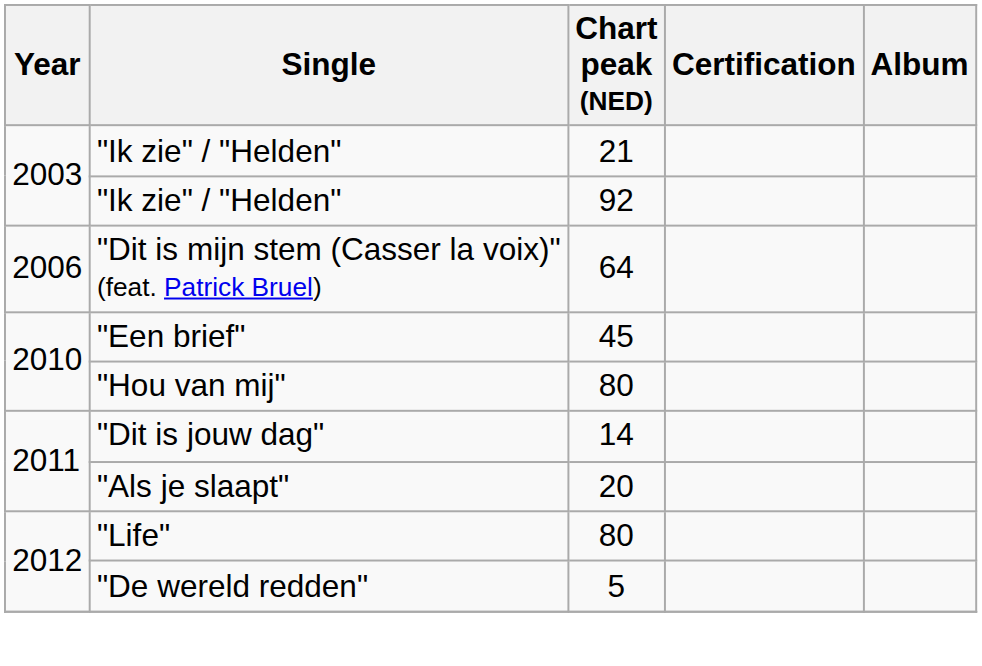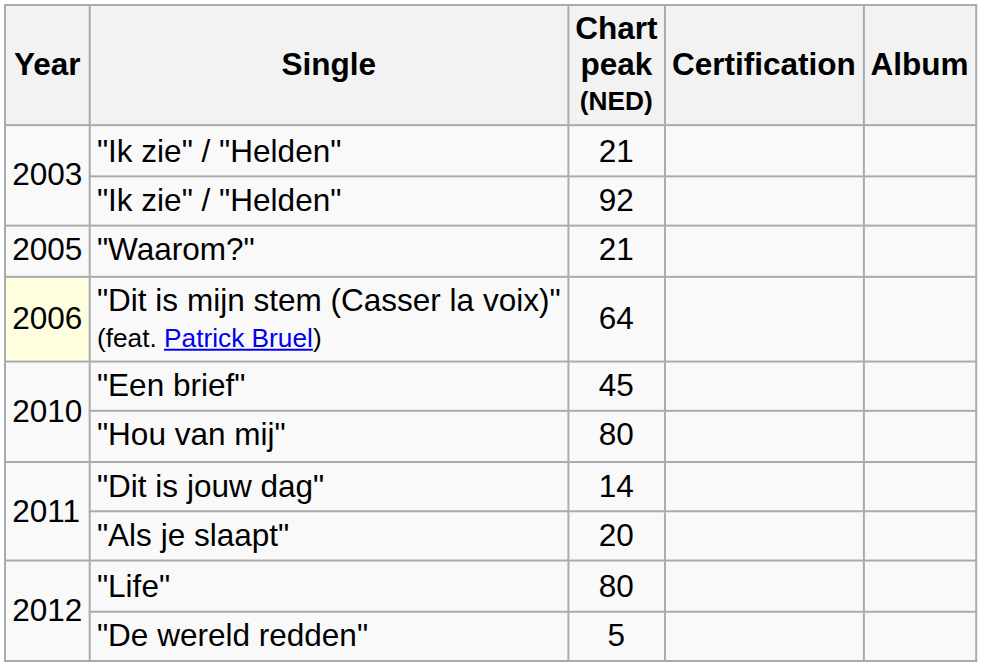+ row: (176, 250)
(47, 268) no background -> (47, 318) lightyellow background
